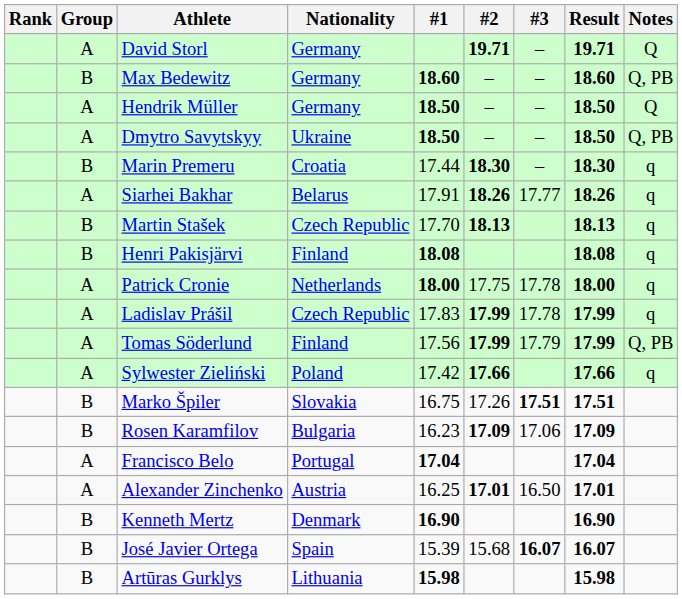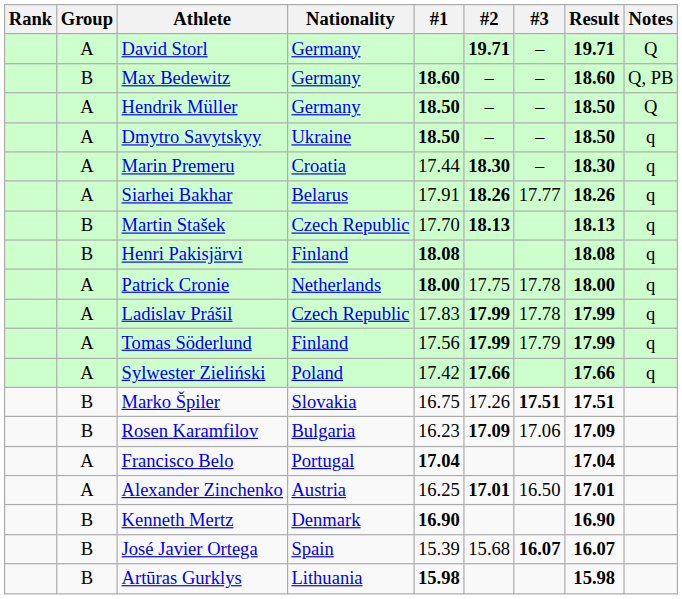(651, 136) Q, PB -> (651, 136) q
(87, 166) B -> (87, 166) A
(651, 343) Q, PB -> (651, 343) q
